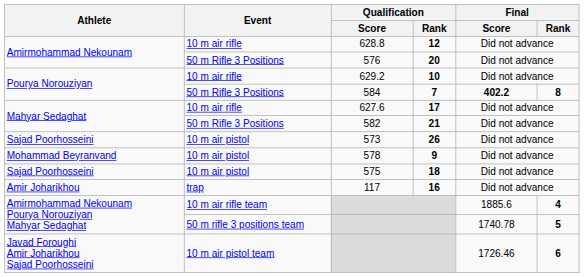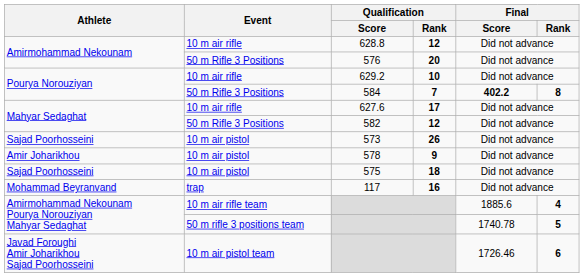(434, 124) 21 -> (434, 124) 12
(62, 156) Mohammad Beyranvand -> (43, 156) Amir Joharikhou
(43, 188) Amir Joharikhou -> (62, 188) Mohammad Beyranvand
